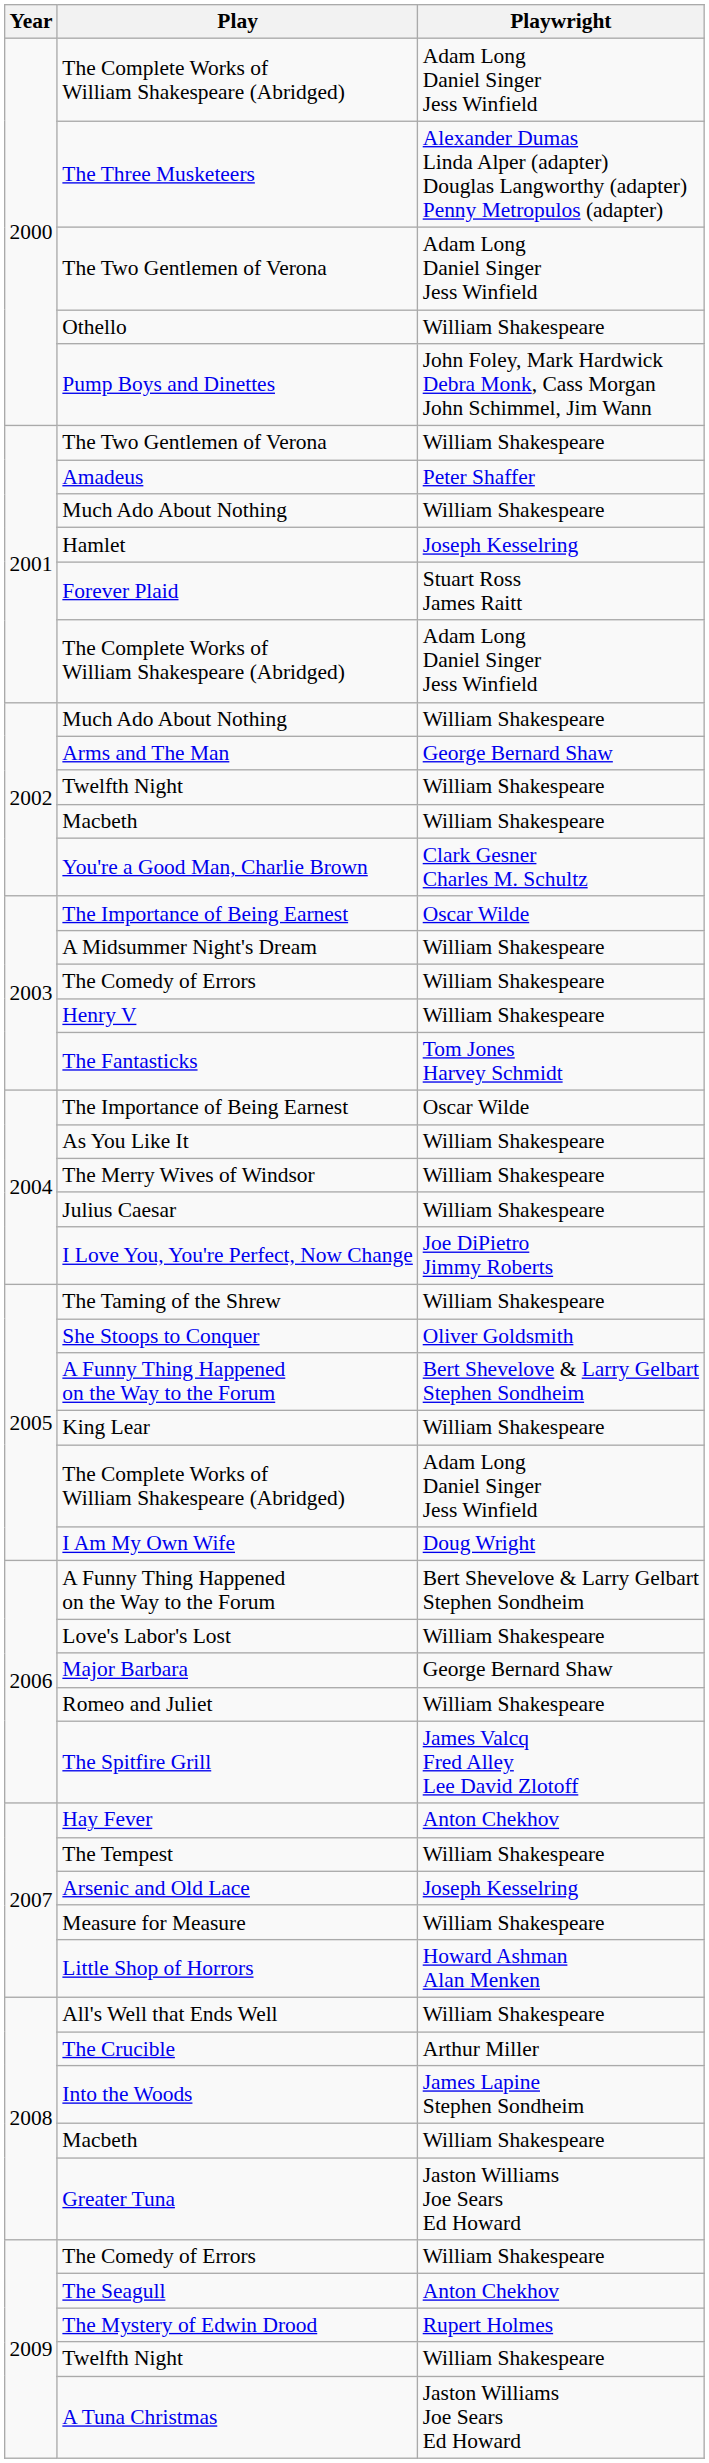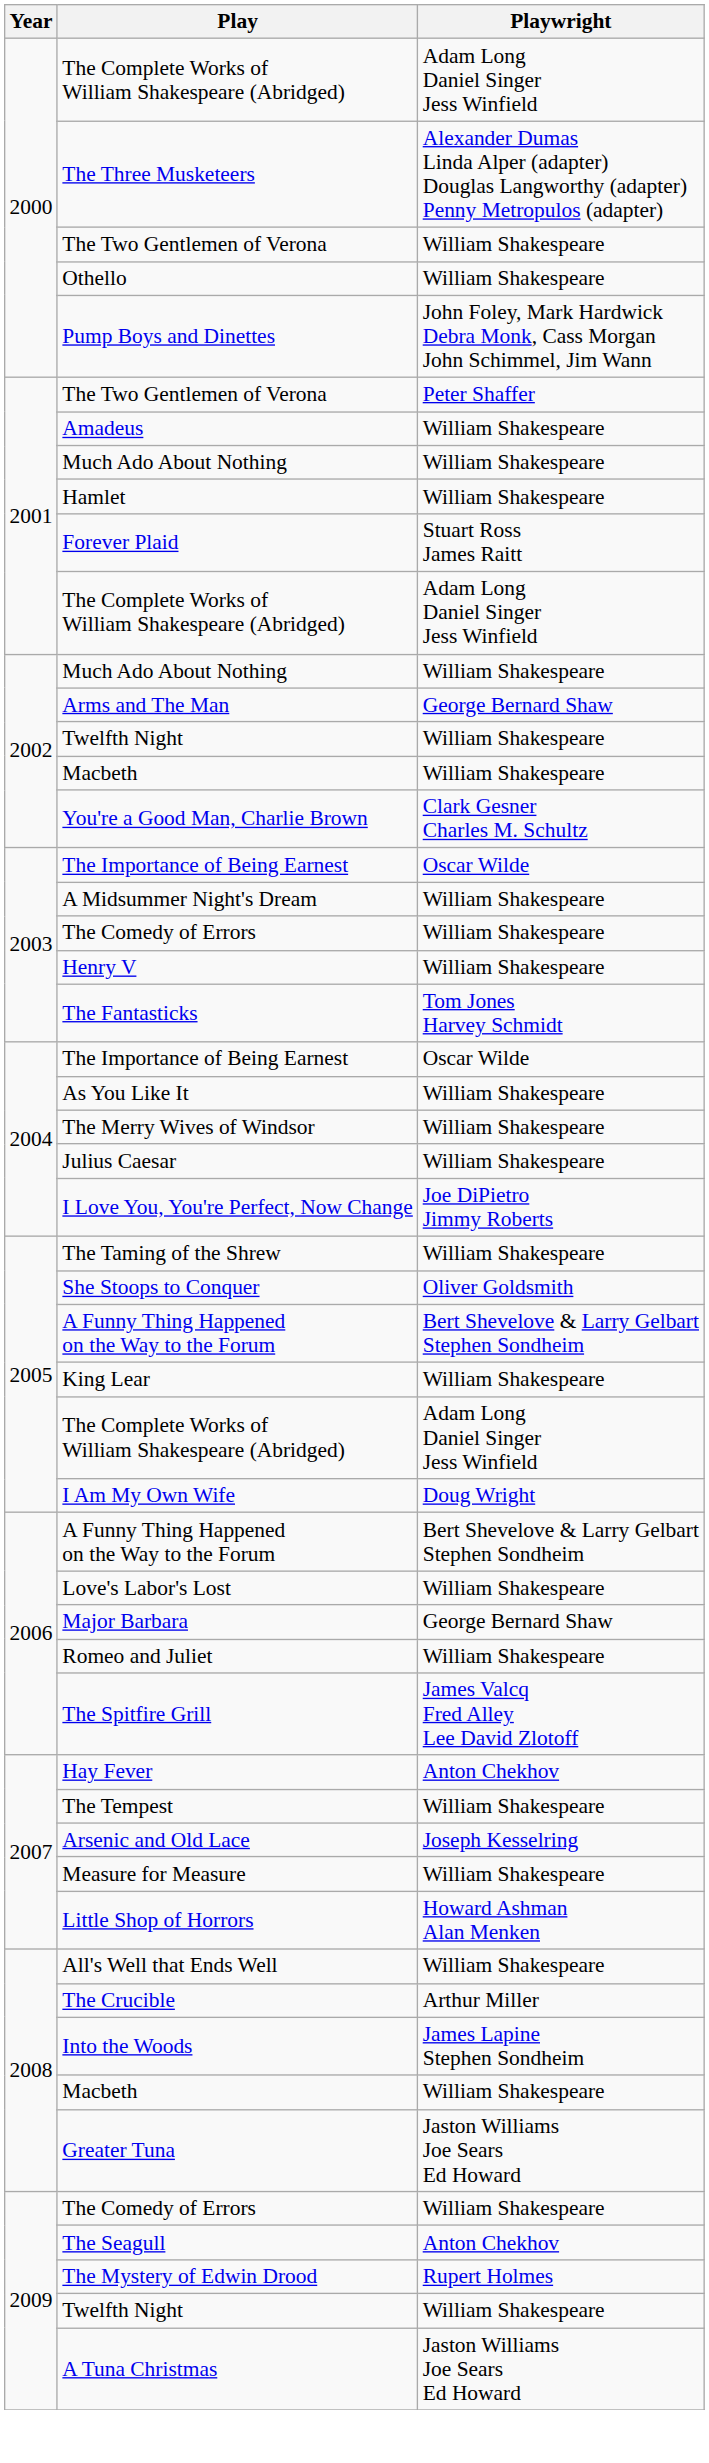(482, 268) Adam Long Daniel Singer Jess Winfield -> (514, 244) William Shakespeare
(514, 442) William Shakespeare -> (479, 394) Peter Shaffer
(479, 476) Peter Shaffer -> (514, 428) William Shakespeare
(500, 544) Joseph Kesselring -> (514, 496) William Shakespeare
